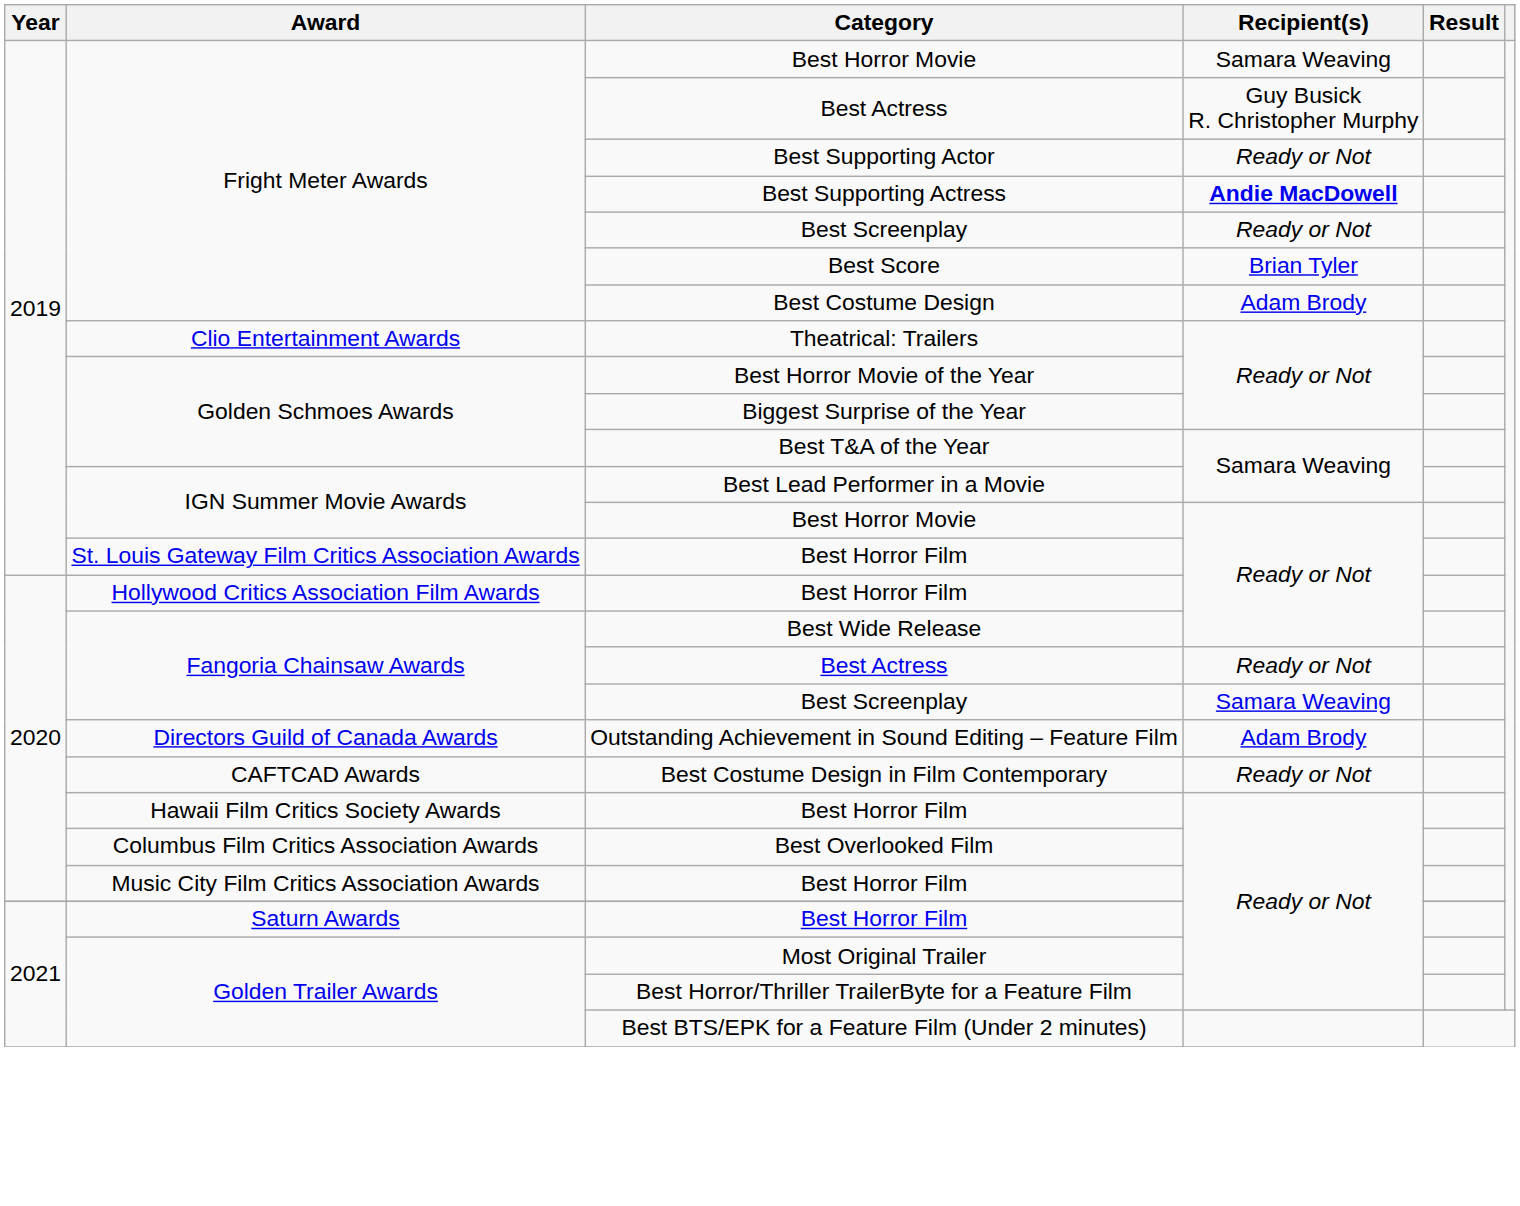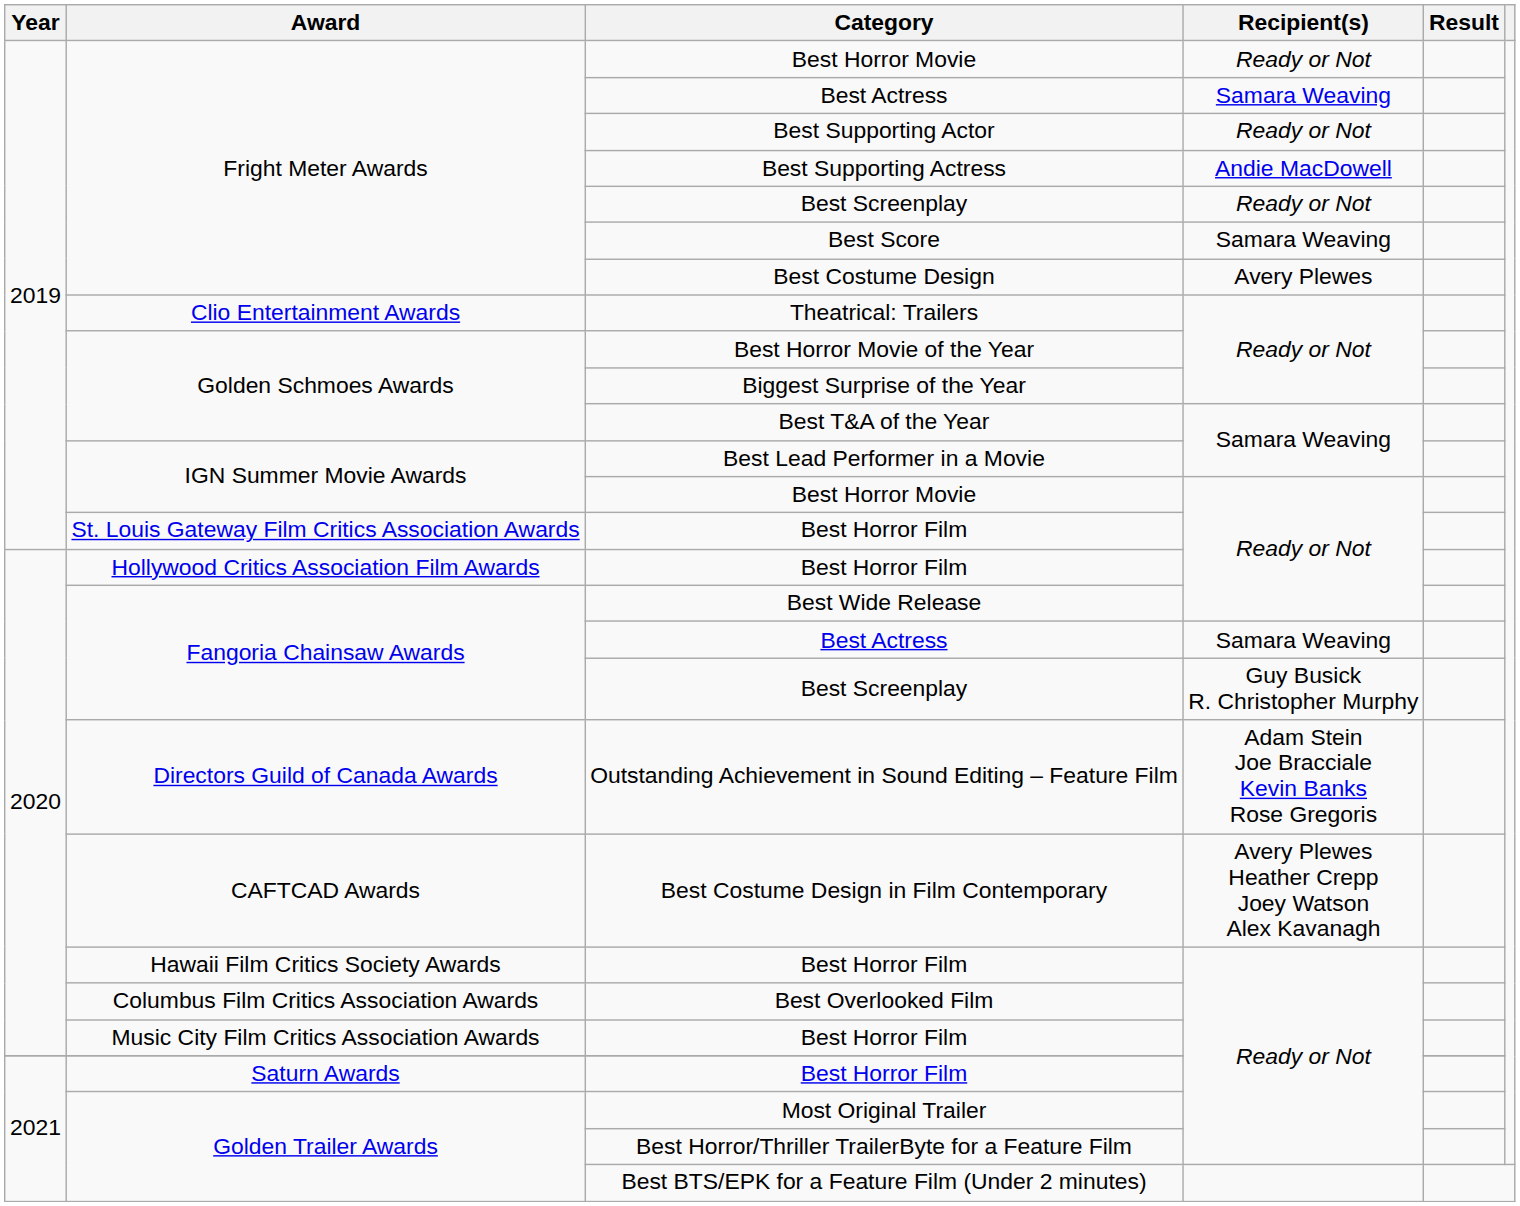(1303, 58) Samara Weaving -> (1303, 58) Ready or Not
(1303, 108) Guy Busick R. Christopher Murphy -> (1303, 95) Samara Weaving
(1303, 193) bold -> (1303, 167) normal
(1303, 266) Brian Tyler -> (1303, 240) Samara Weaving
(1303, 302) Adam Brody -> (1303, 276) Avery Plewes
(1303, 665) Ready or Not -> (1303, 639) Samara Weaving
(1303, 701) Samara Weaving -> (1303, 688) Guy Busick R. Christopher Murphy
(1303, 737) Adam Brody -> (1303, 776) Adam Stein Joe Bracciale Kevin Banks Rose Gregoris
(1303, 774) Ready or Not -> (1303, 889) Avery Plewes Heather Crepp Joey Watson Alex Kavanagh
